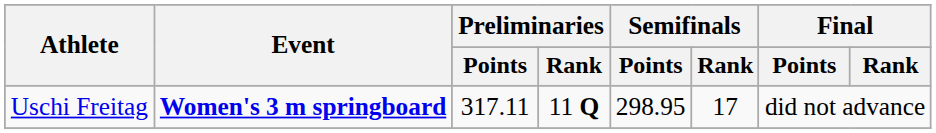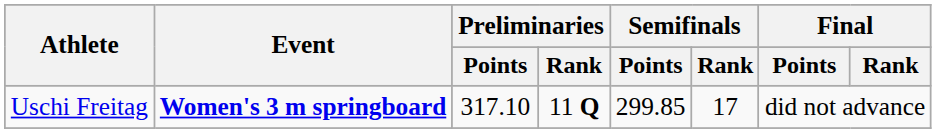(495, 107) 317.11 -> (495, 107) 317.10
(651, 107) 298.95 -> (651, 107) 299.85
